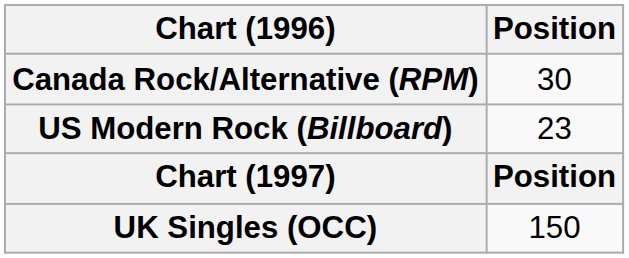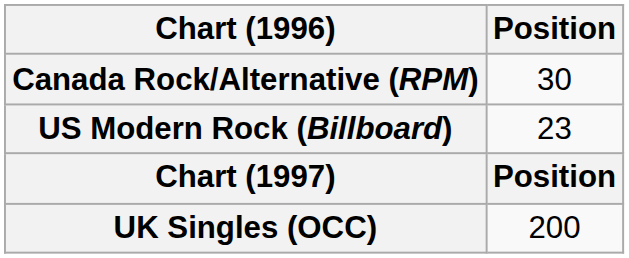(554, 227) 150 -> (554, 227) 200
